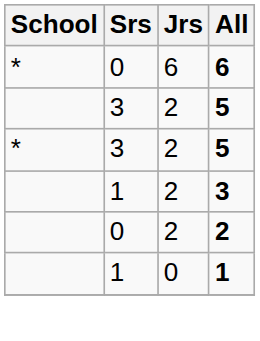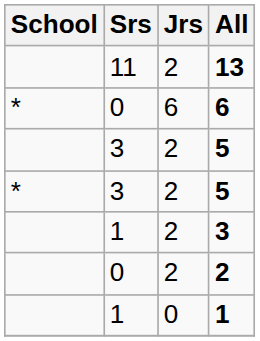+ row: (54, 67)
